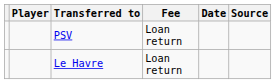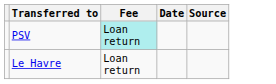- column: (30, 13)
(164, 35) no background -> (122, 35) paleturquoise background
